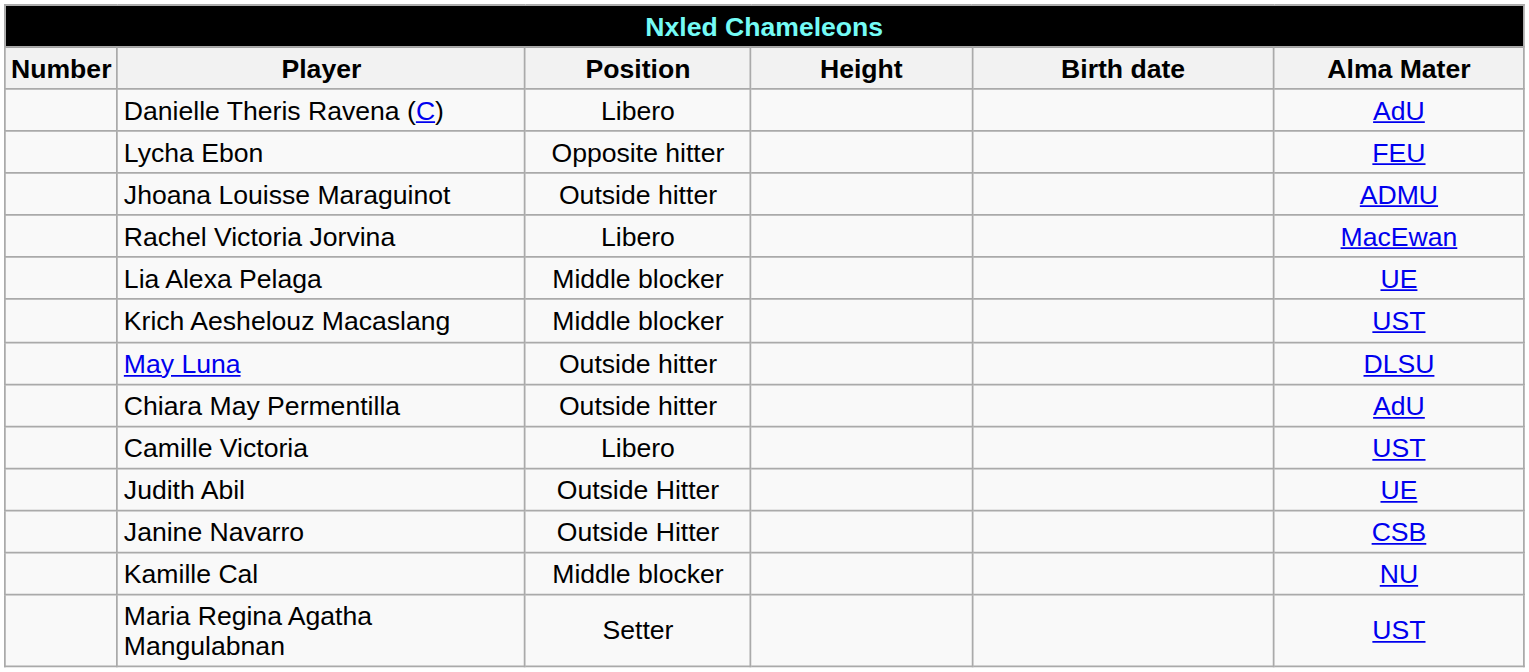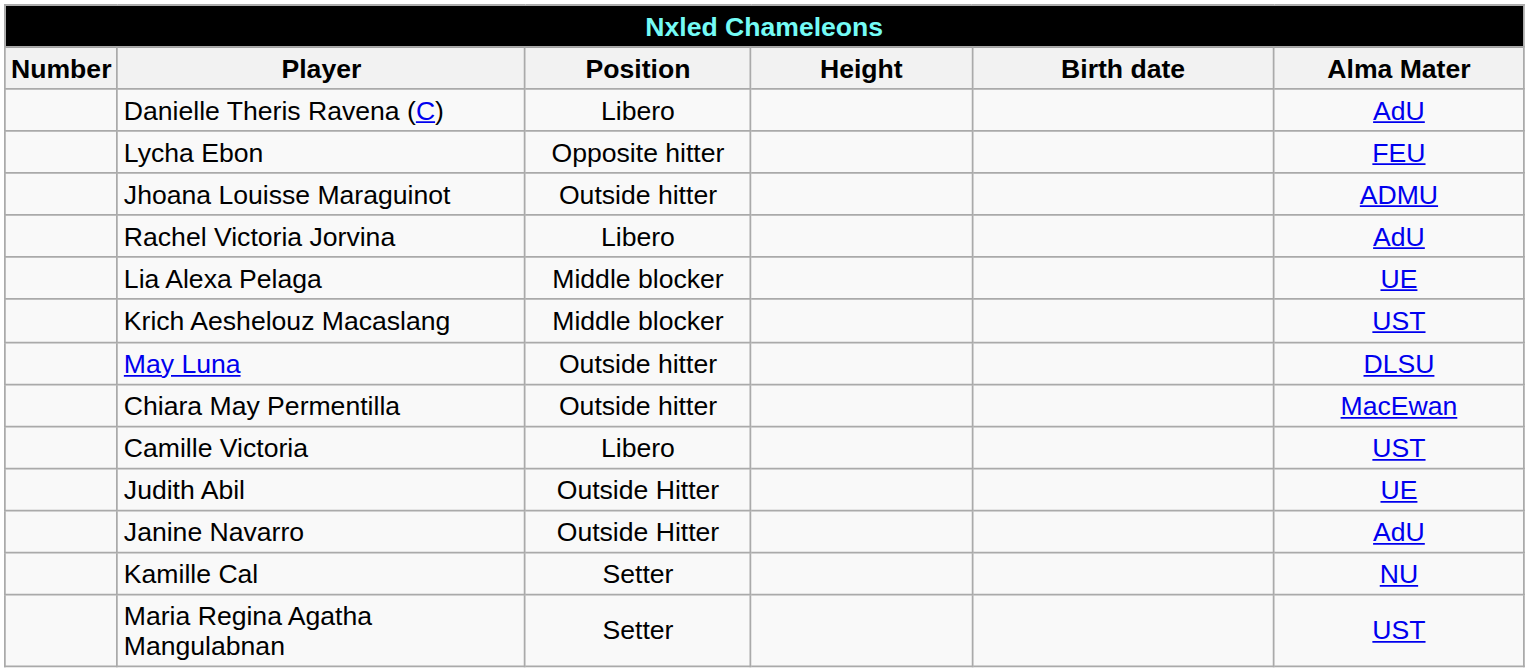(1399, 237) MacEwan -> (1399, 237) AdU
(1399, 405) AdU -> (1399, 405) MacEwan
(1399, 531) CSB -> (1399, 531) AdU
(638, 574) Middle blocker -> (638, 574) Setter
